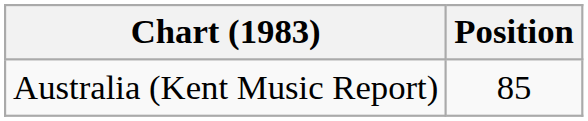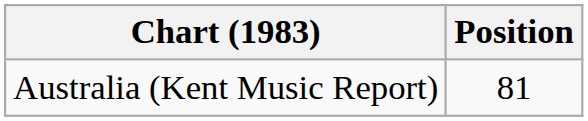(514, 87) 85 -> (514, 87) 81
